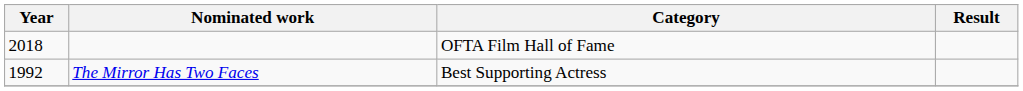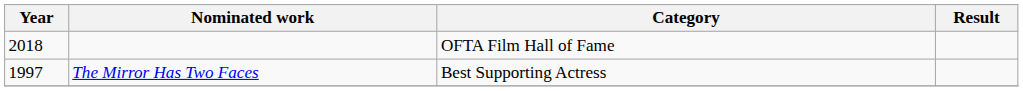(26, 72) 1992 -> (26, 72) 1997
